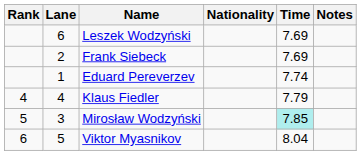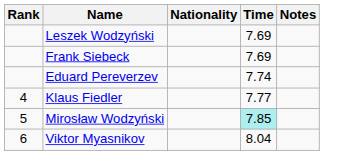- column: (61, 14)
(295, 98) 7.79 -> (259, 98) 7.77
